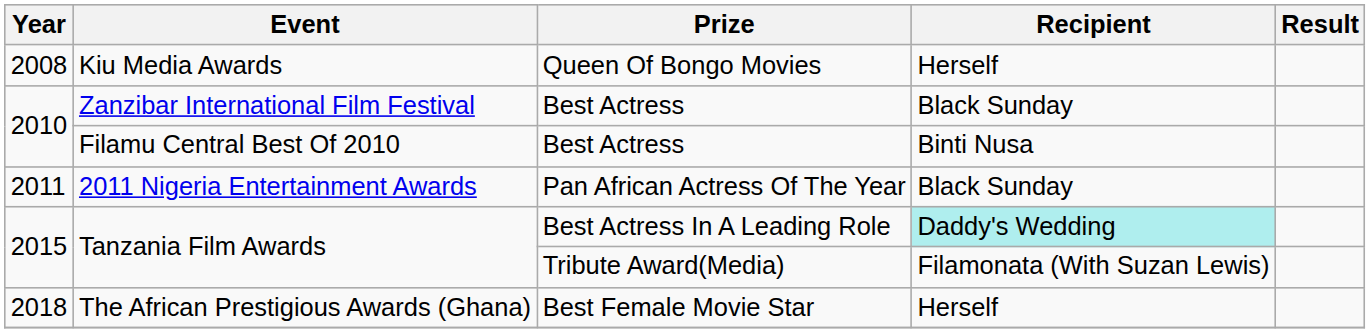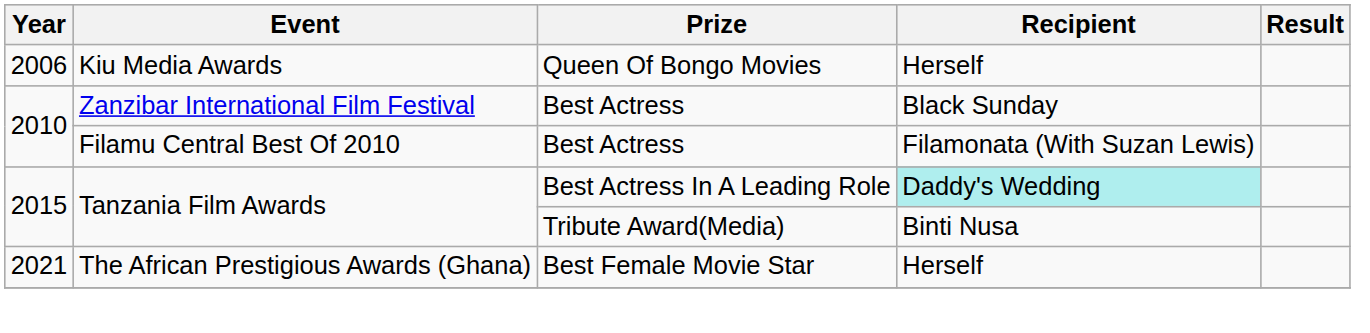(39, 65) 2008 -> (39, 65) 2006
(975, 145) Binti Nusa -> (1078, 145) Filamonata (With Suzan Lewis)
- row: (278, 186)
(1093, 266) Filamonata (With Suzan Lewis) -> (960, 226) Binti Nusa
(39, 307) 2018 -> (39, 266) 2021
